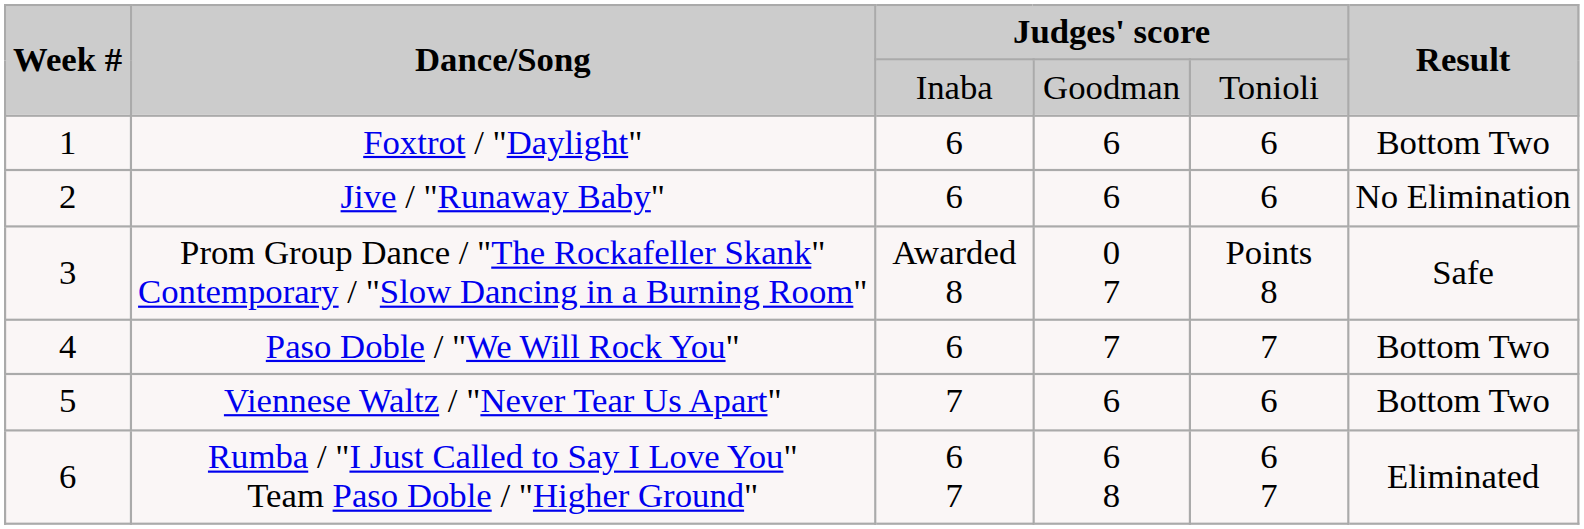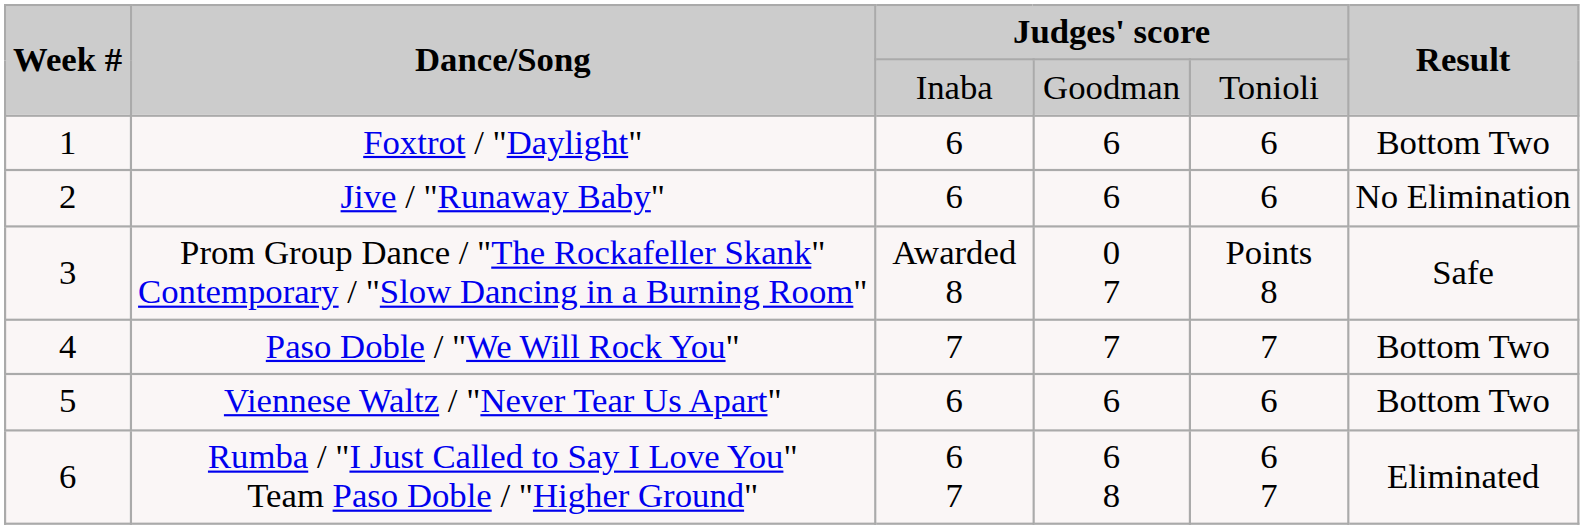(954, 346) 6 -> (954, 346) 7
(954, 401) 7 -> (954, 401) 6
